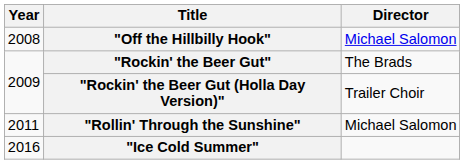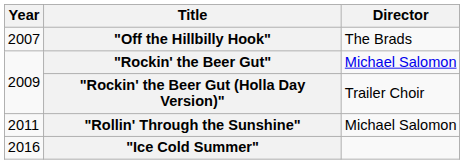(24, 39) 2008 -> (24, 39) 2007
(401, 39) Michael Salomon -> (378, 39) The Brads
(378, 62) The Brads -> (401, 62) Michael Salomon
